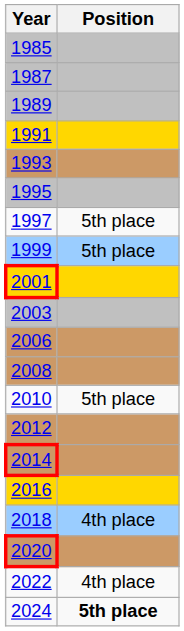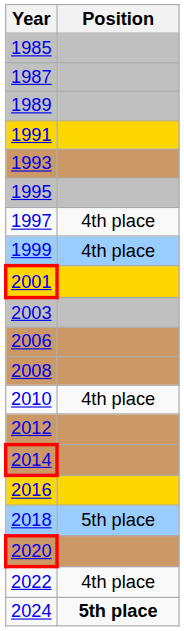(118, 221) 5th place -> (118, 221) 4th place
(118, 250) 5th place -> (118, 250) 4th place
(118, 399) 5th place -> (118, 399) 4th place
(118, 520) 4th place -> (118, 520) 5th place
